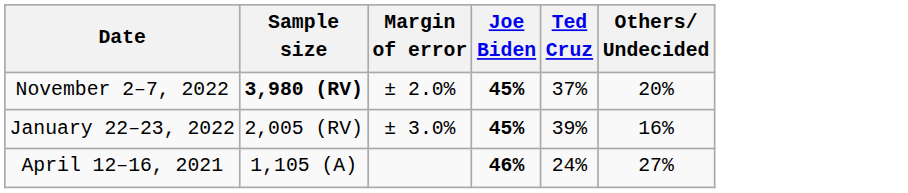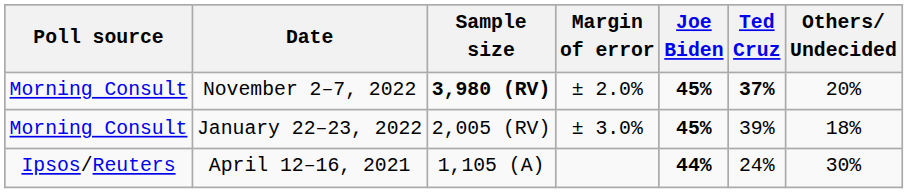+ column: (99, 37)
(569, 90) normal -> (757, 90) bold
(656, 128) 16% -> (843, 128) 18%
(507, 166) 46% -> (694, 166) 44%
(656, 166) 27% -> (843, 166) 30%
